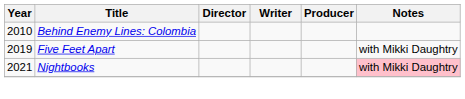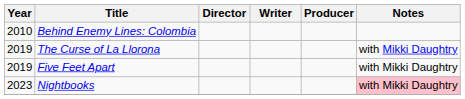+ row: (99, 49)
(20, 67) 2021 -> (20, 85) 2023
